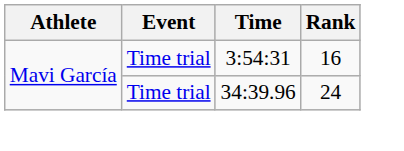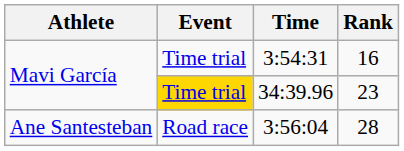(169, 92) no background -> (204, 92) gold background
(331, 92) 24 -> (368, 92) 23
+ row: (296, 127)
